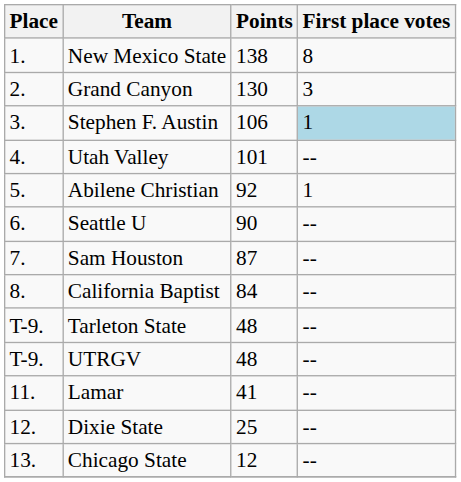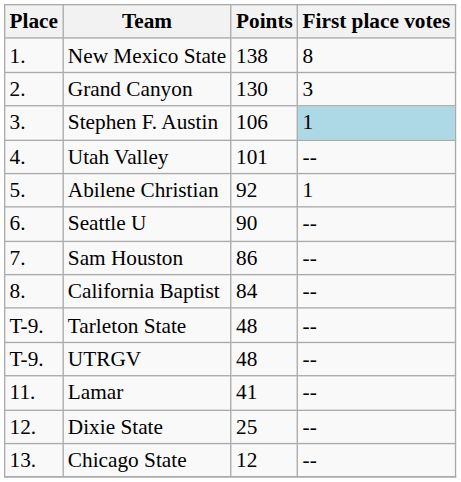(247, 257) 87 -> (247, 257) 86
